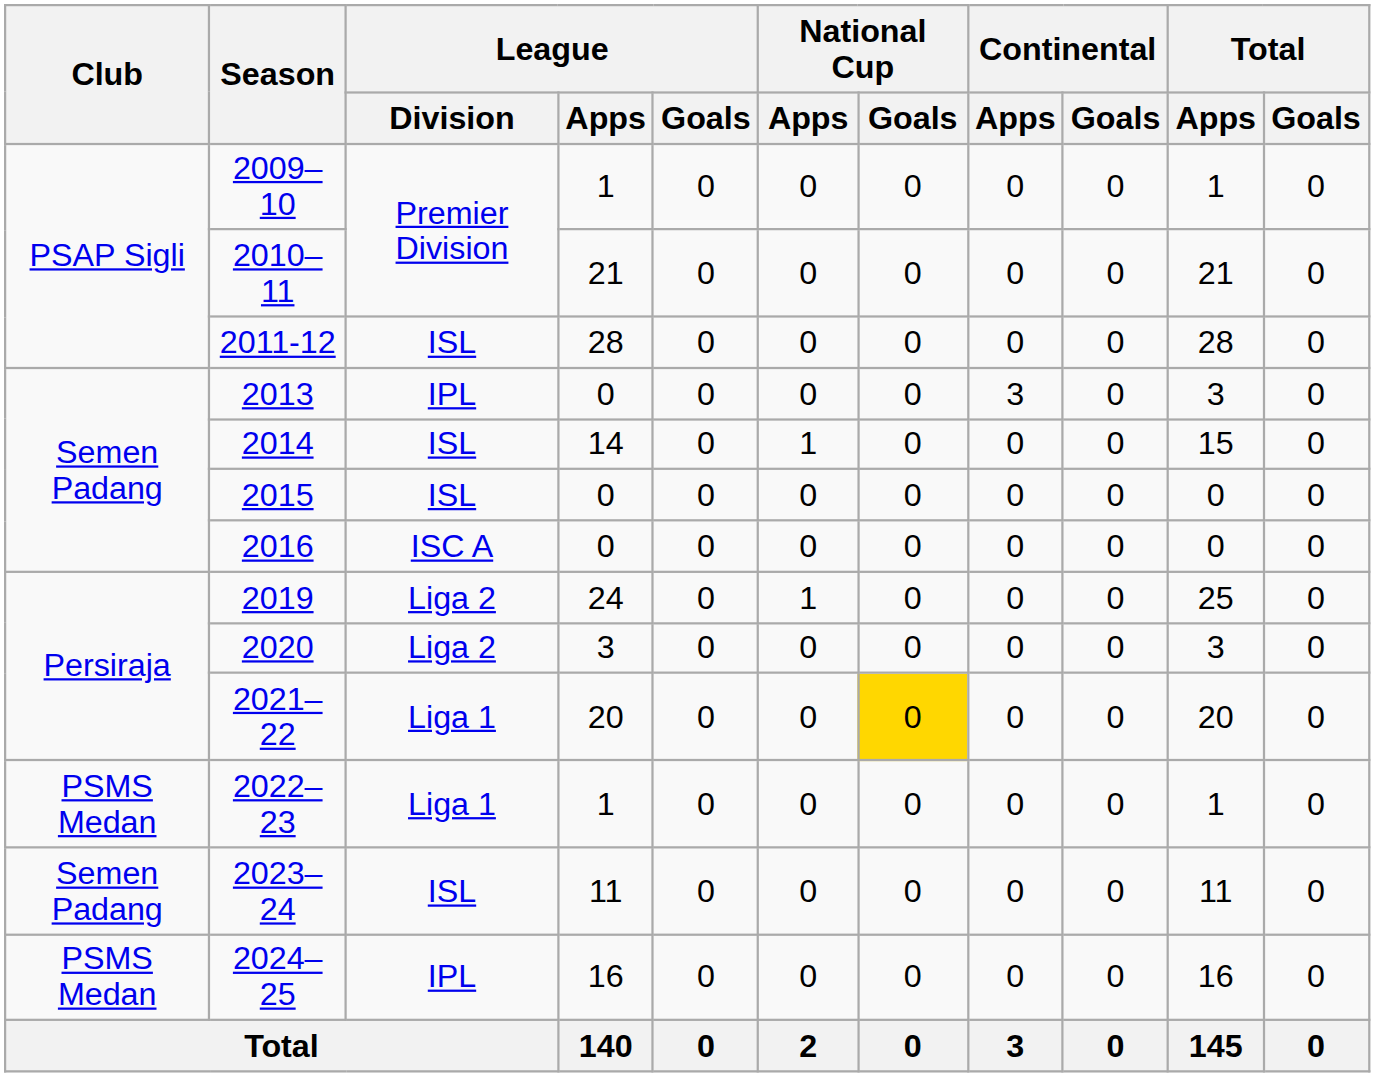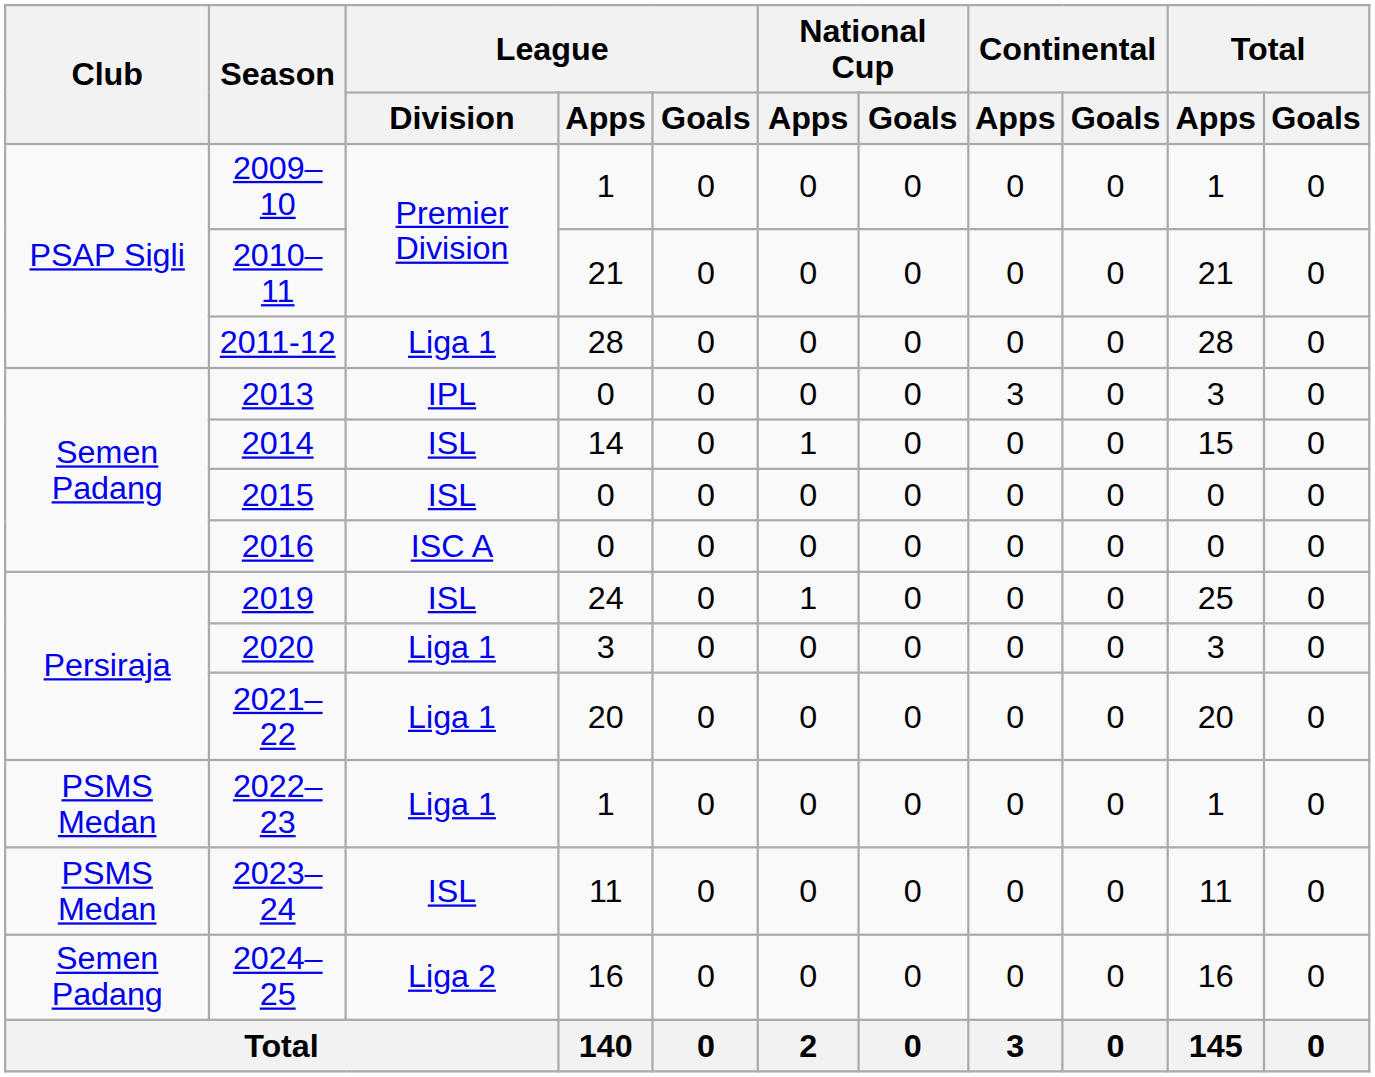(452, 342) ISL -> (452, 342) Liga 1
(452, 597) Liga 2 -> (452, 597) ISL
(452, 648) Liga 2 -> (452, 648) Liga 1
(913, 717) gold background -> (913, 717) no background
(107, 891) Semen Padang -> (107, 891) PSMS Medan
(107, 977) PSMS Medan -> (107, 977) Semen Padang
(452, 977) IPL -> (452, 977) Liga 2
